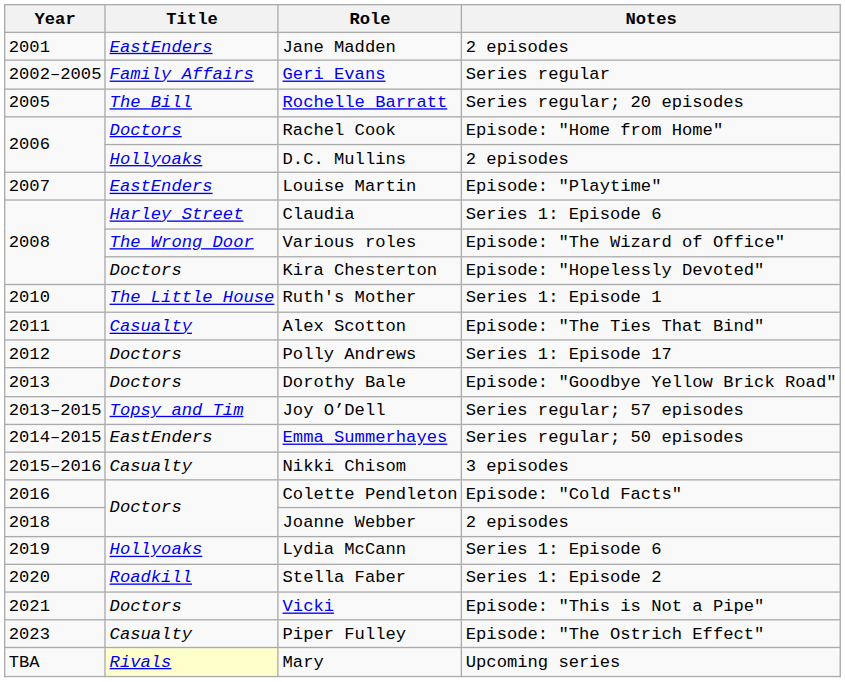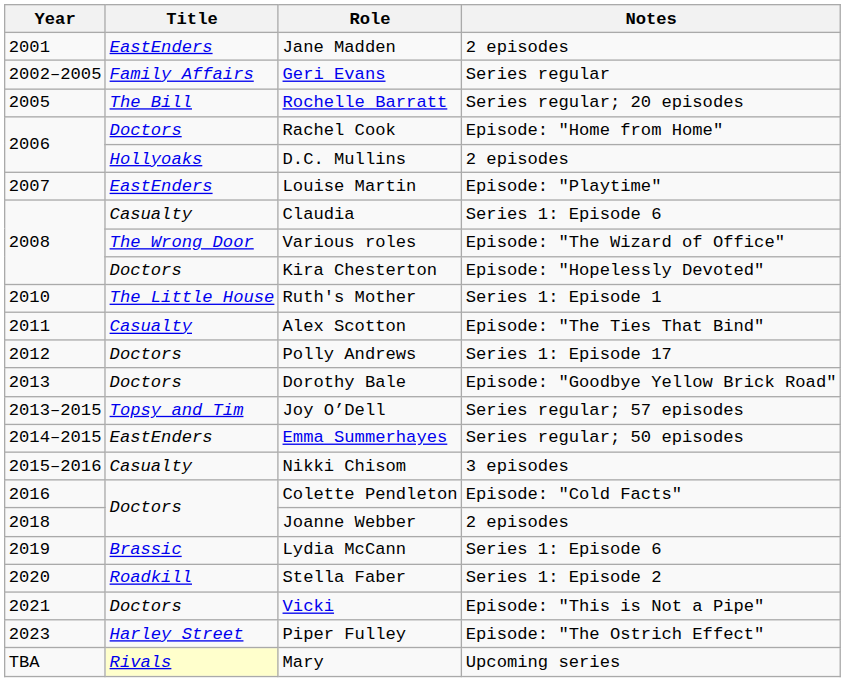(177, 214) Harley Street -> (151, 214) Casualty
(156, 550) Hollyoaks -> (146, 550) Brassic
(151, 634) Casualty -> (177, 634) Harley Street
